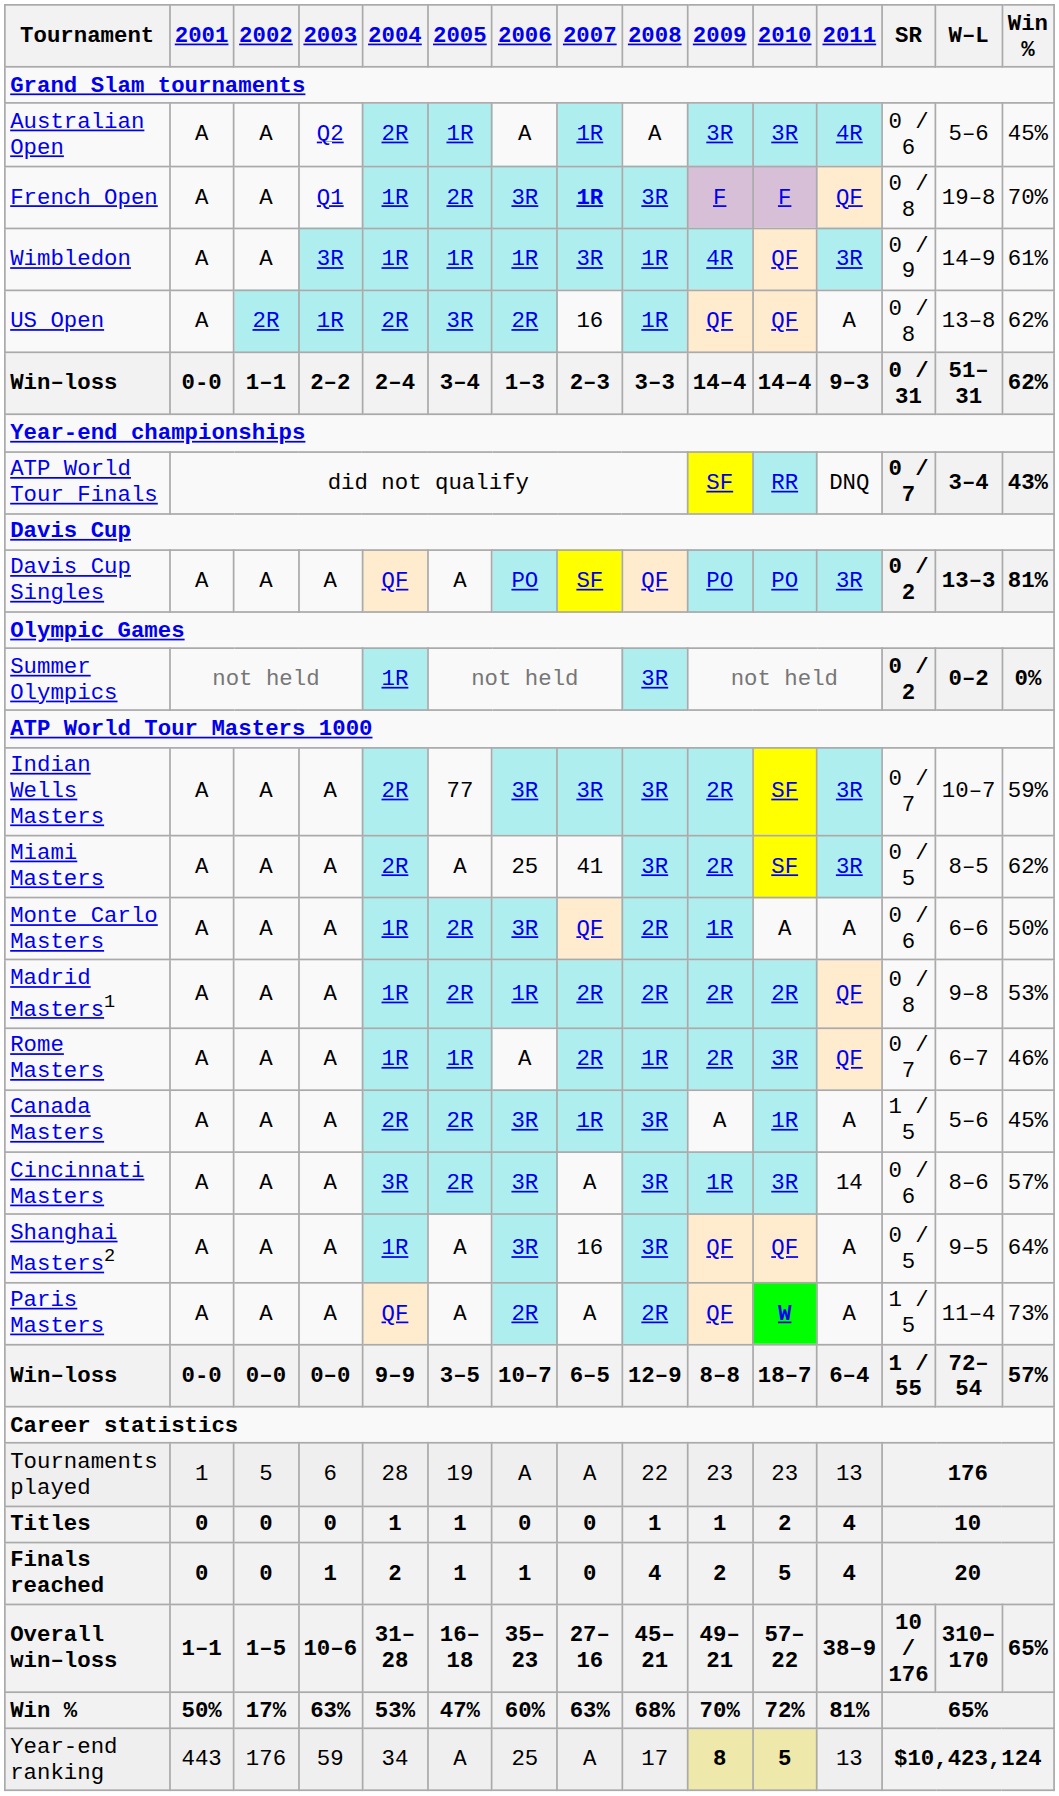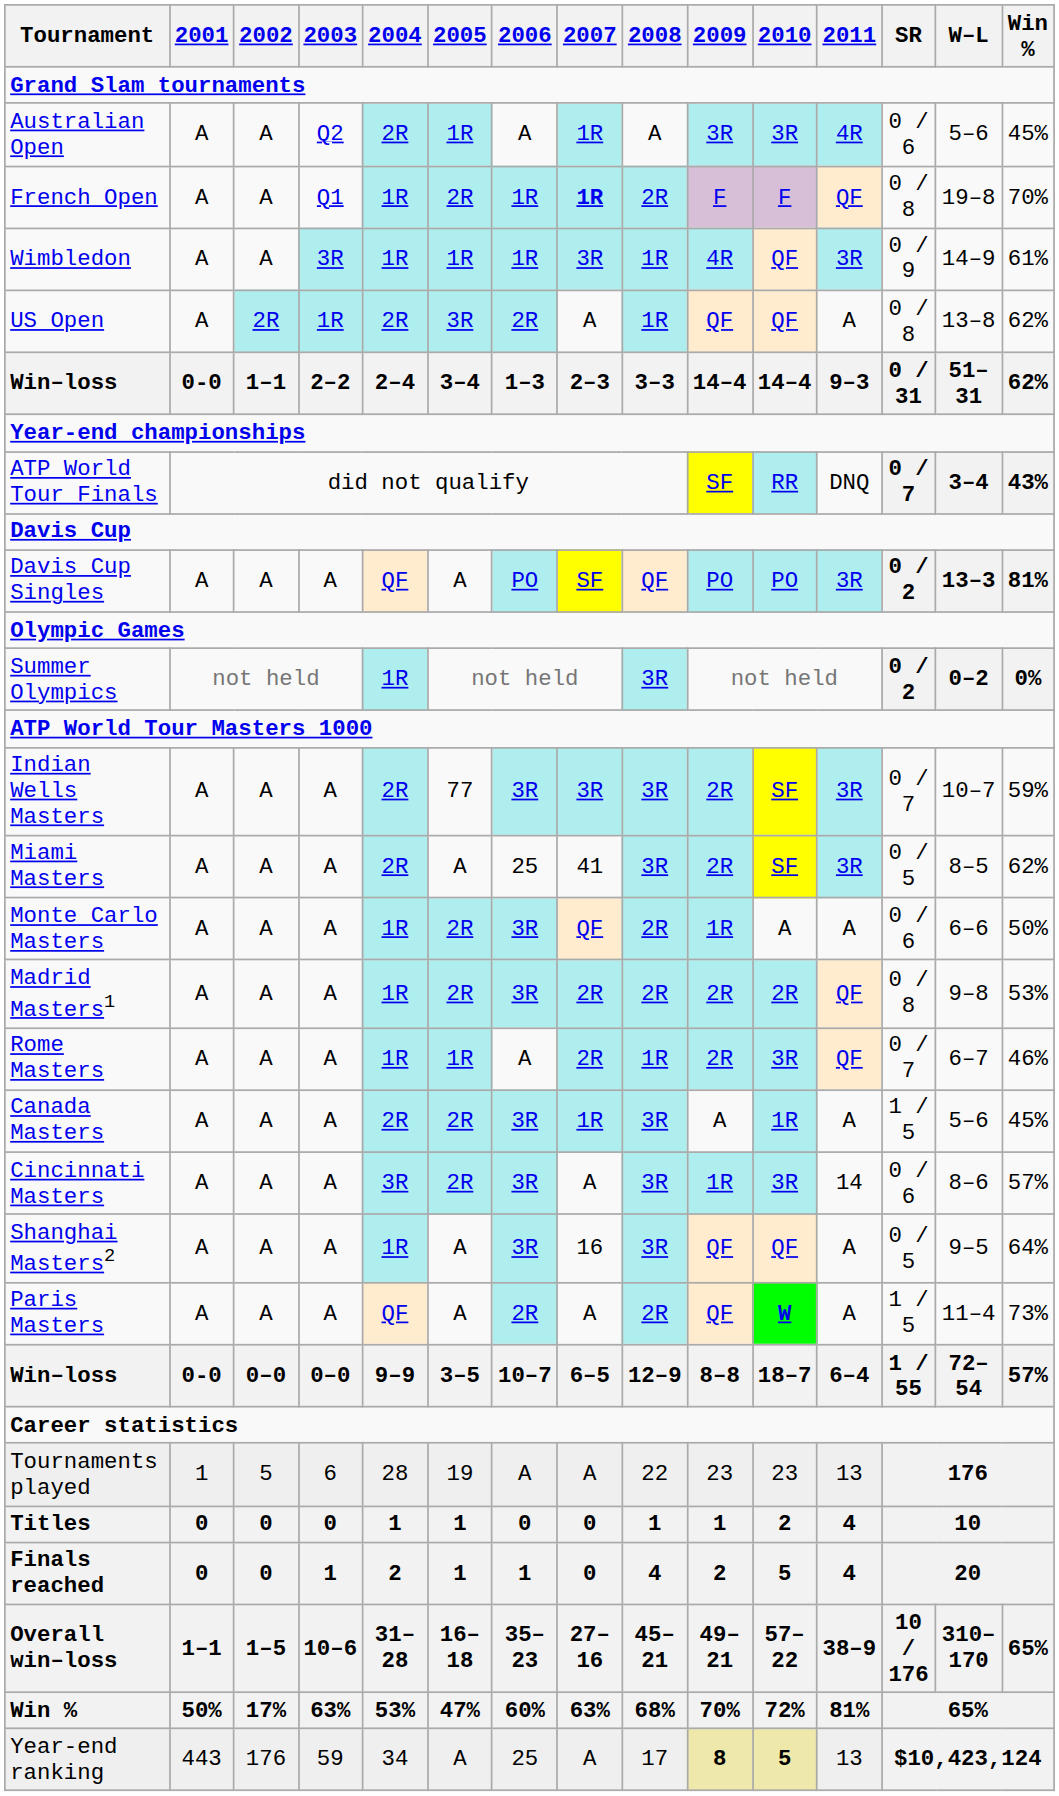(525, 197) 3R -> (525, 197) 1R
(655, 197) 3R -> (655, 197) 2R
(590, 321) 16 -> (590, 321) A
(525, 994) 1R -> (525, 994) 3R
